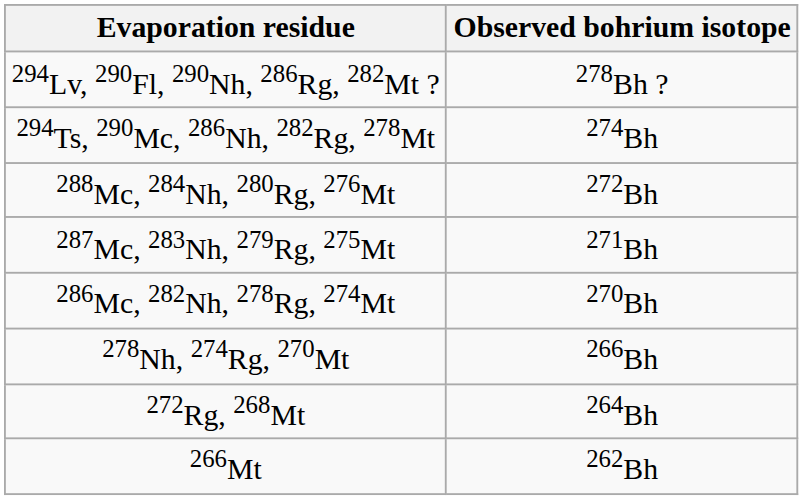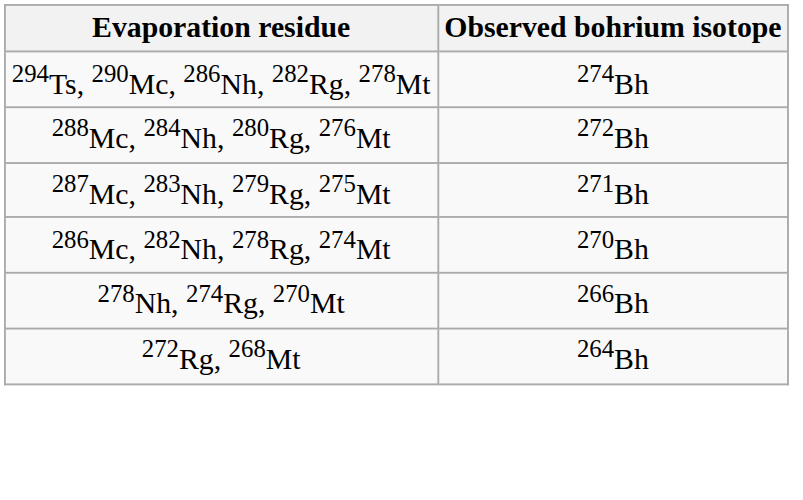- row: (226, 79)
- row: (226, 466)
